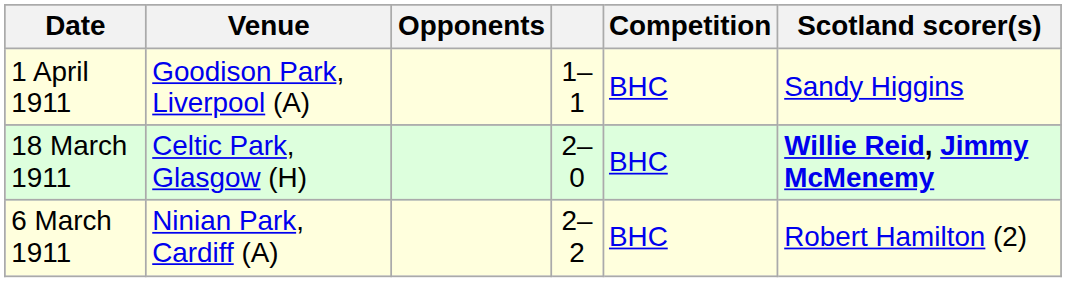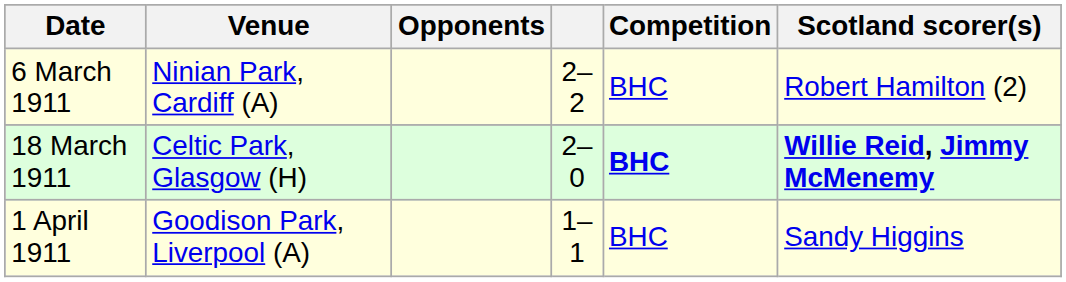rows swapped: (62, 237) <-> (50, 86)
(638, 161) normal -> (639, 161) bold
